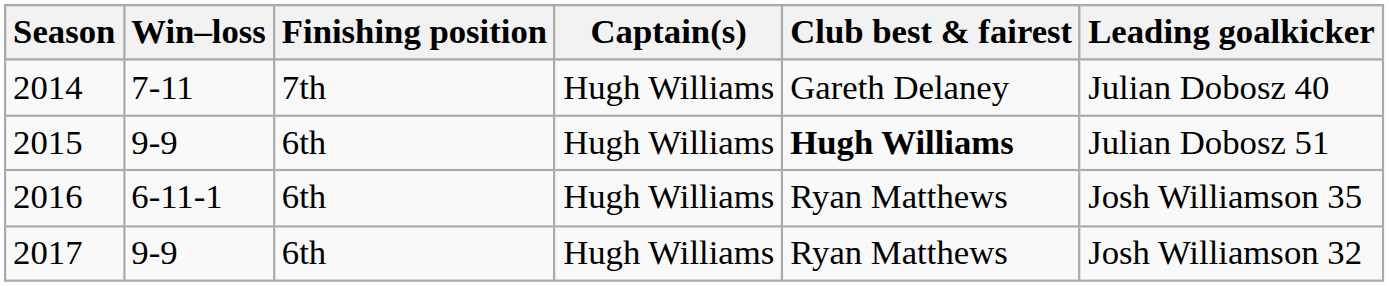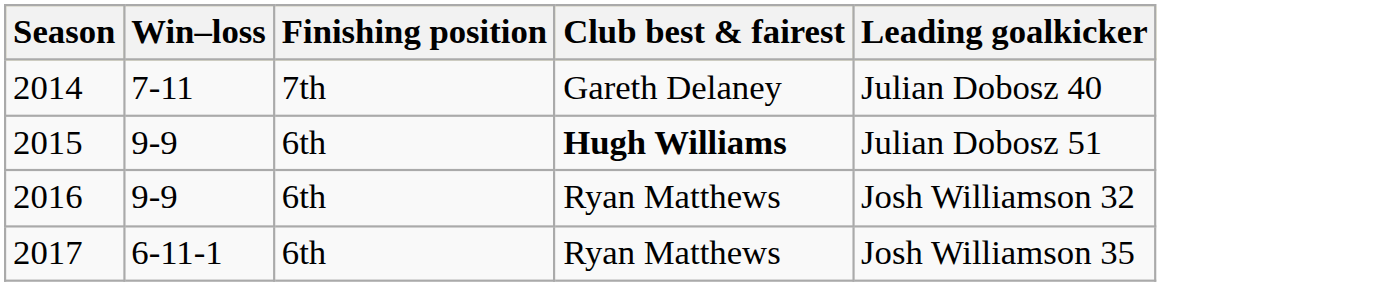- column: (669, 32)
(177, 197) 6-11-1 -> (154, 197) 9-9
(1225, 197) Josh Williamson 35 -> (998, 197) Josh Williamson 32
(154, 252) 9-9 -> (177, 252) 6-11-1
(1225, 252) Josh Williamson 32 -> (998, 252) Josh Williamson 35
